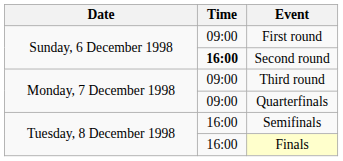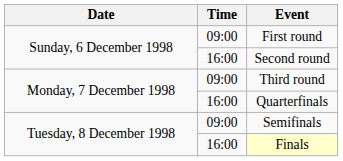(222, 58) bold -> (222, 58) normal
(222, 101) 09:00 -> (222, 101) 16:00
(222, 123) 16:00 -> (222, 123) 09:00
